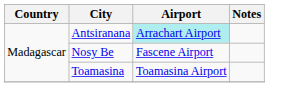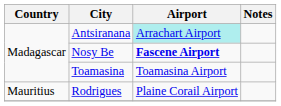(175, 52) normal -> (178, 52) bold
+ row: (97, 91)
